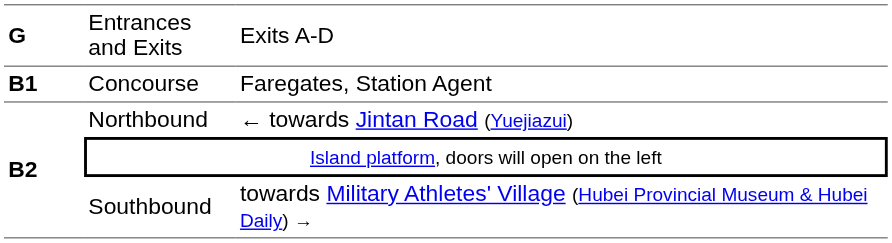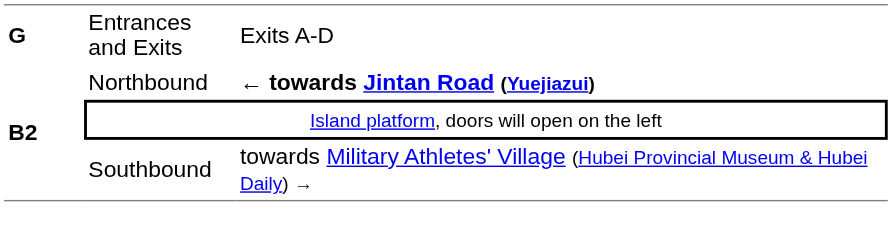- row: (144, 83)
(407, 119) normal -> (417, 82) bold
